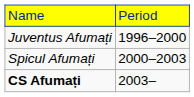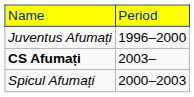rows swapped: (51, 59) <-> (44, 80)
